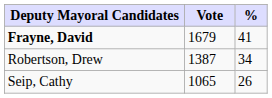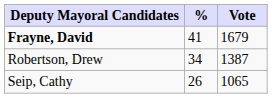columns swapped: (210, 15) <-> (251, 15)
